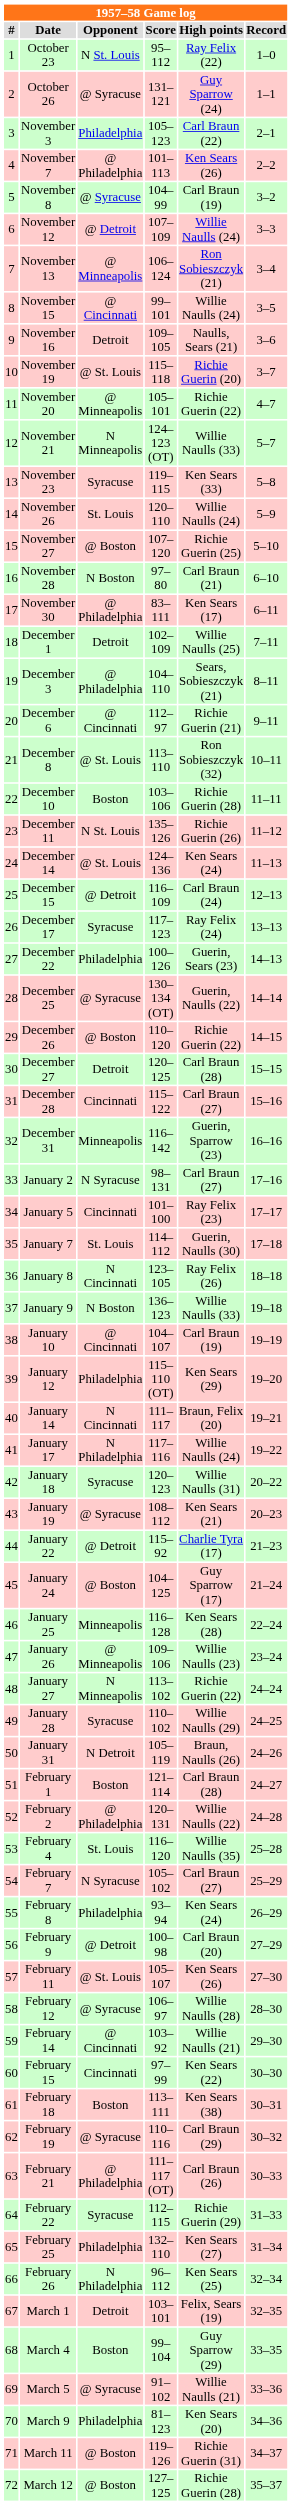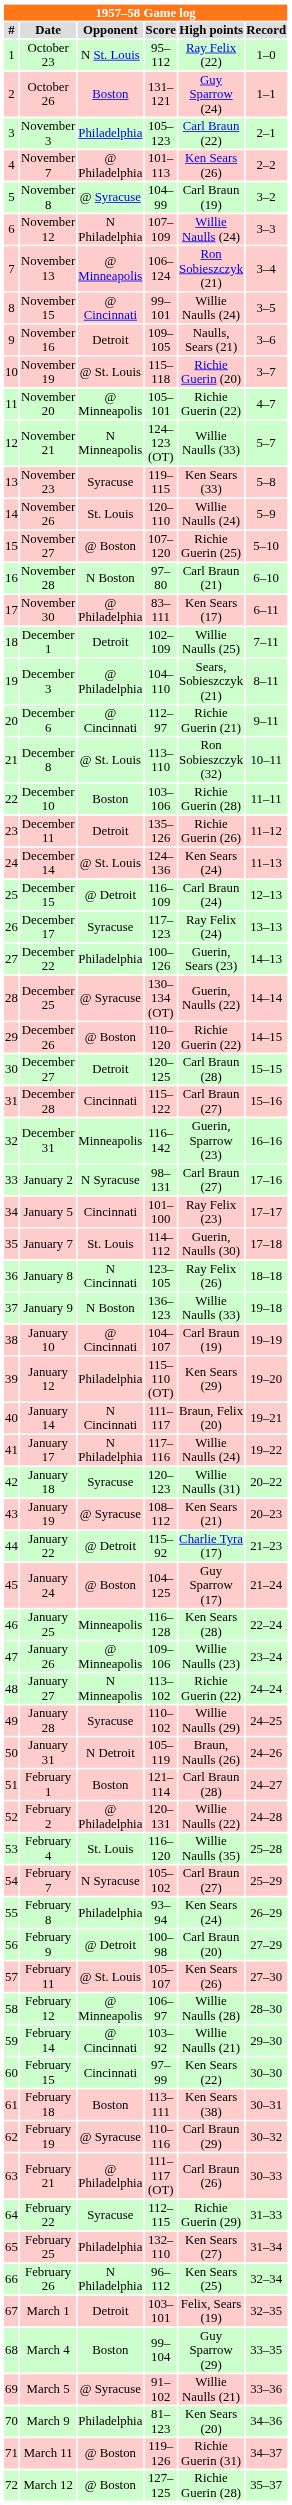(110, 94) @ Syracuse -> (110, 94) Boston
(110, 229) @ Detroit -> (110, 229) N Philadelphia
(110, 831) N St. Louis -> (110, 831) Detroit
(110, 2008) @ Syracuse -> (110, 2008) @ Minneapolis
